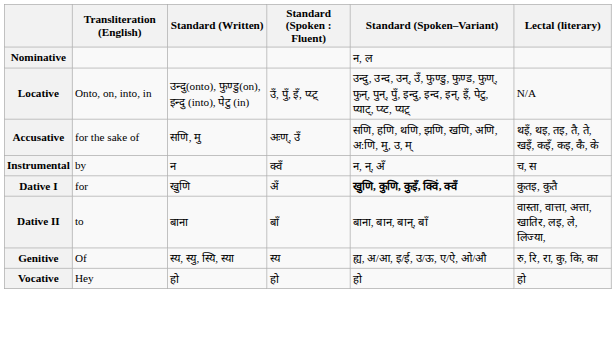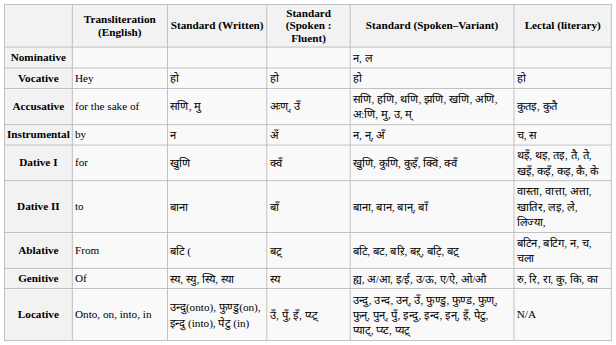rows swapped: (38, 278) <-> (38, 93)
(558, 138) थइँ, थइ, तइ, तै, ते, खइँ, कइँ, कइ, कै, के -> (537, 107) कुतइ, कुतै
(276, 166) क्वँ -> (274, 135) अँ
(274, 186) अँ -> (276, 163) क्वँ
(405, 186) bold -> (405, 163) normal
(537, 186) कुतइ, कुतै -> (558, 163) थइँ, थइ, तइ, तै, ते, खइँ, कइँ, कइ, कै, के
+ row: (38, 250)
